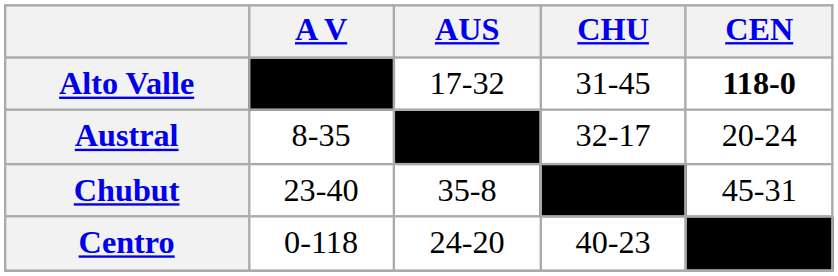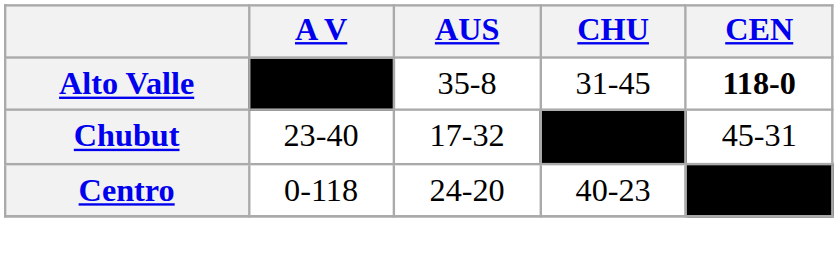(467, 83) 17-32 -> (467, 83) 35-8
- row: (127, 136)
(467, 189) 35-8 -> (467, 136) 17-32
